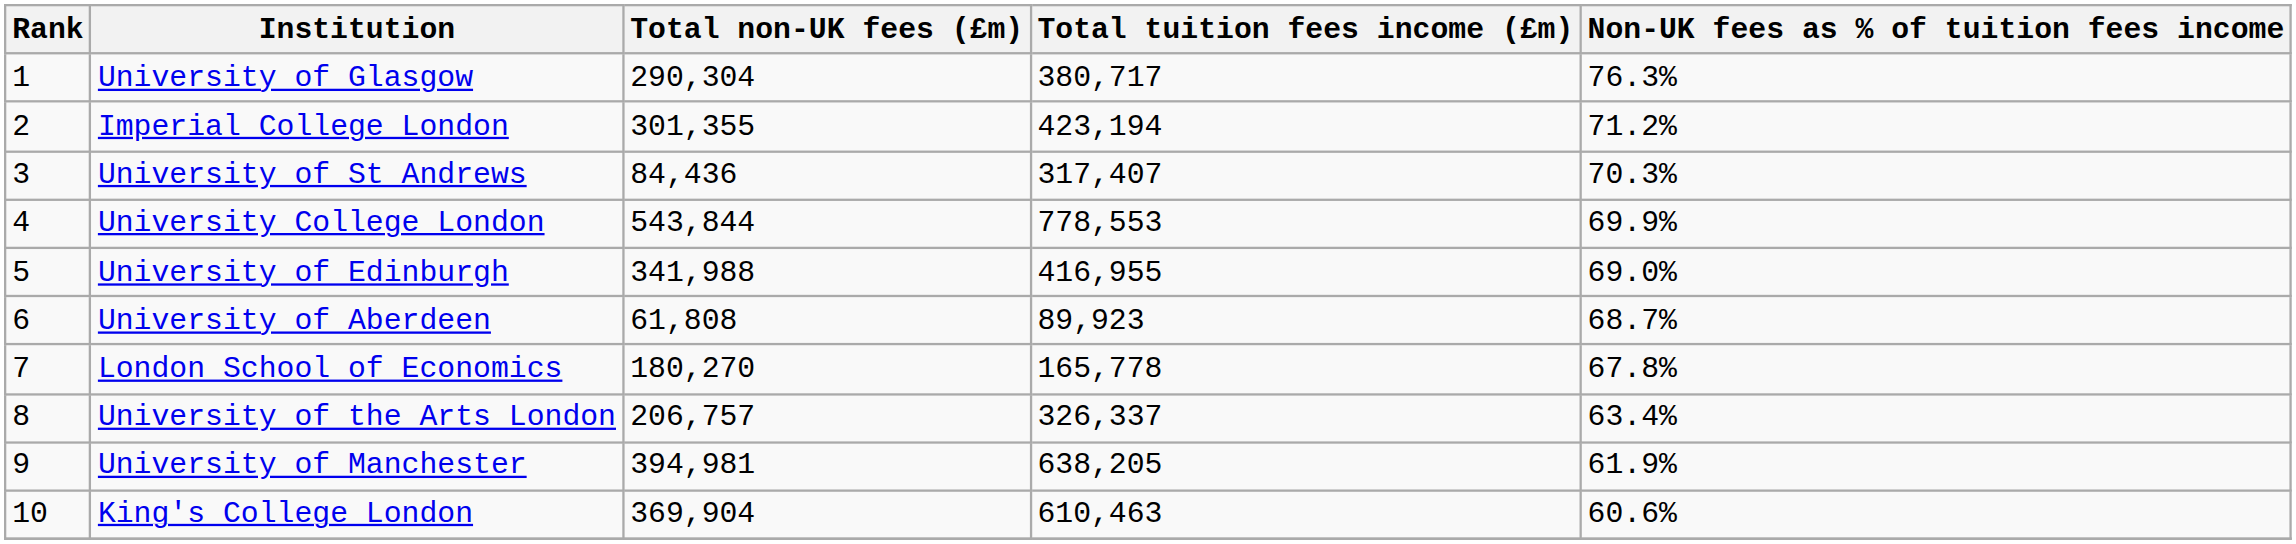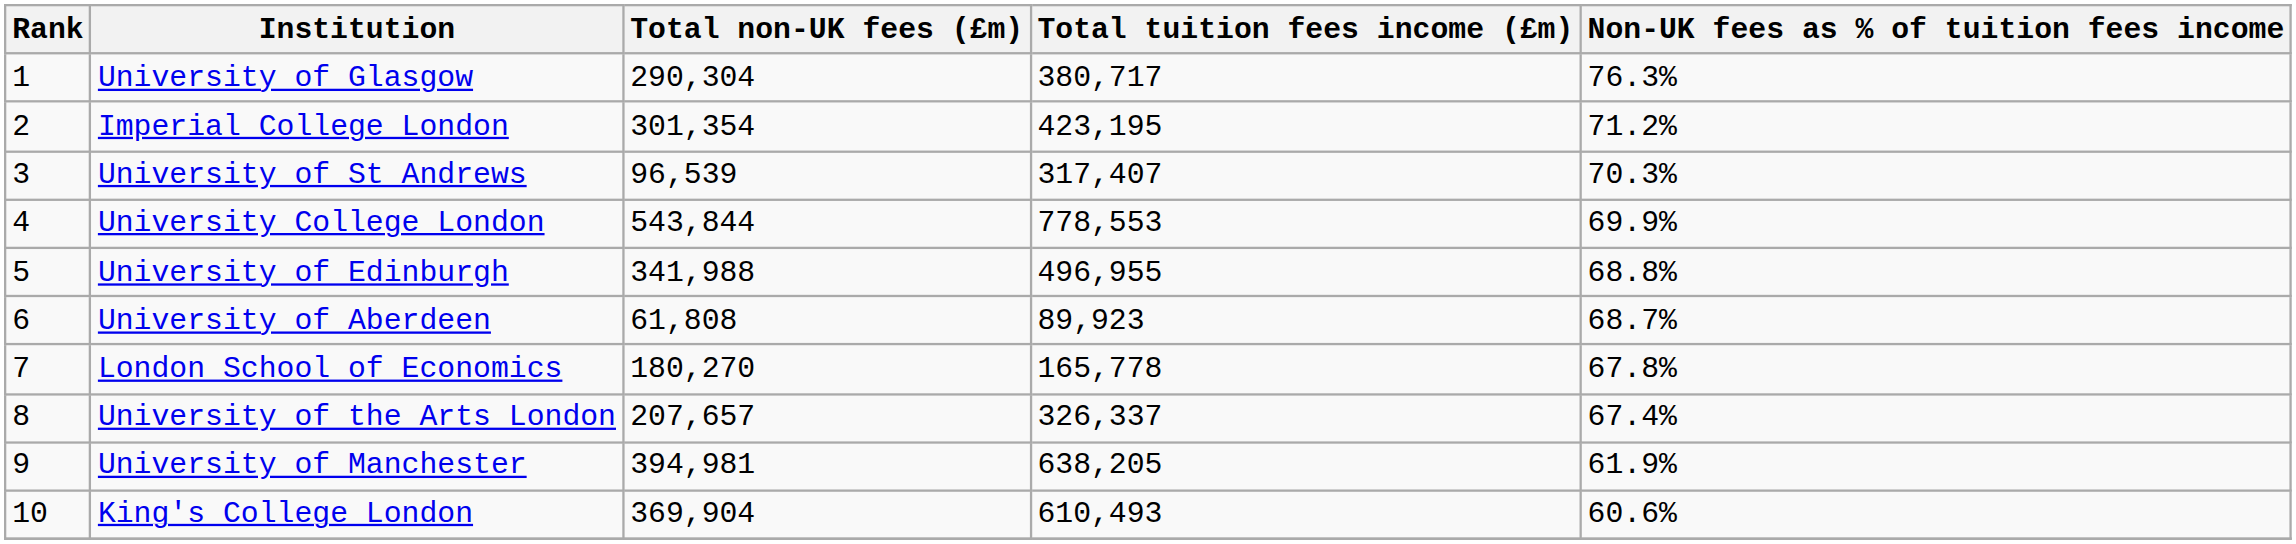(693, 126) 301,355 -> (693, 126) 301,354
(1100, 126) 423,194 -> (1100, 126) 423,195
(684, 175) 84,436 -> (684, 175) 96,539
(1100, 272) 416,955 -> (1100, 272) 496,955
(1632, 272) 69.0% -> (1632, 272) 68.8%
(693, 418) 206,757 -> (693, 418) 207,657
(1632, 418) 63.4% -> (1632, 418) 67.4%
(1100, 515) 610,463 -> (1100, 515) 610,493
